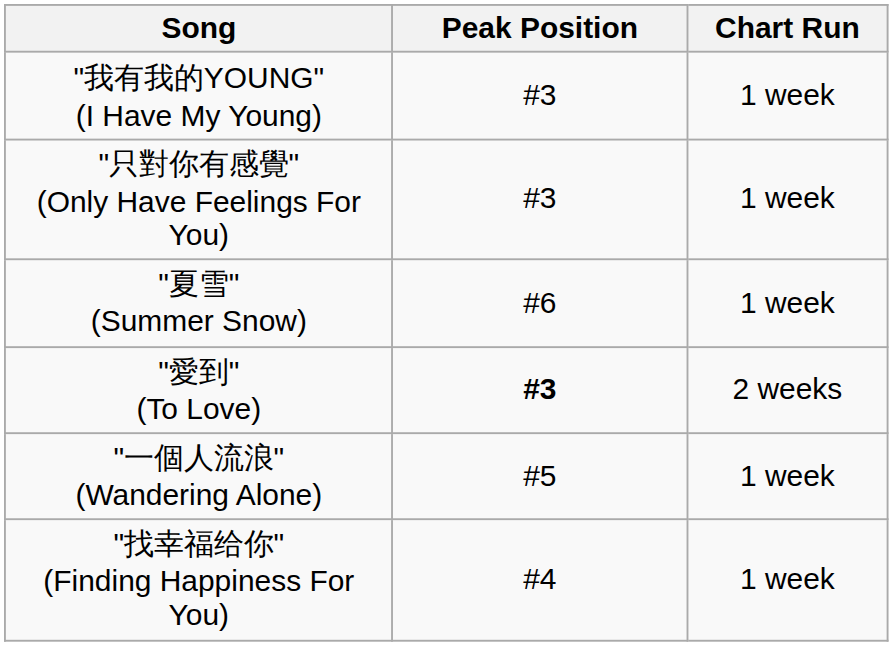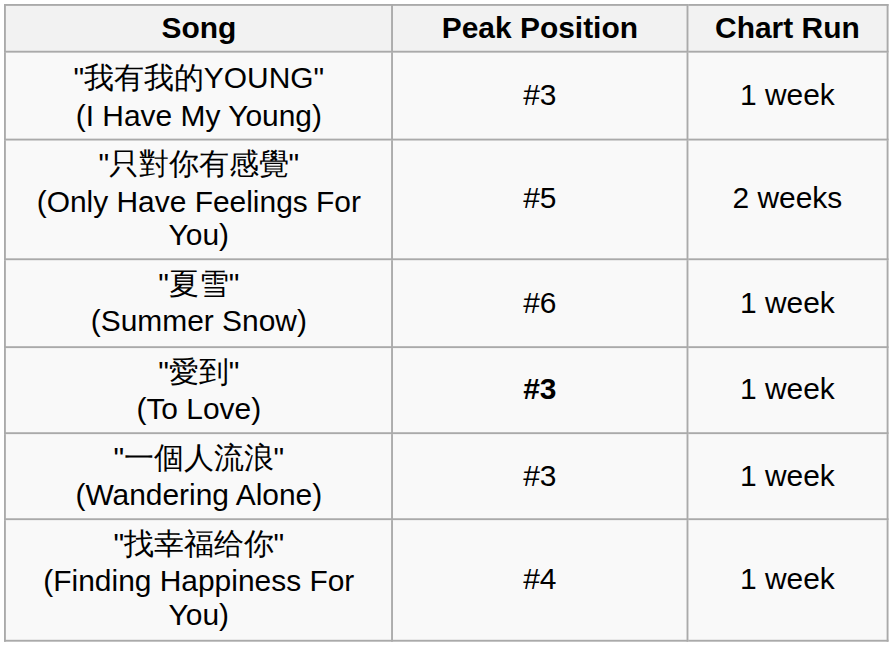(540, 198) #3 -> (540, 198) #5
(787, 198) 1 week -> (787, 198) 2 weeks
(787, 389) 2 weeks -> (787, 389) 1 week
(540, 475) #5 -> (540, 475) #3
